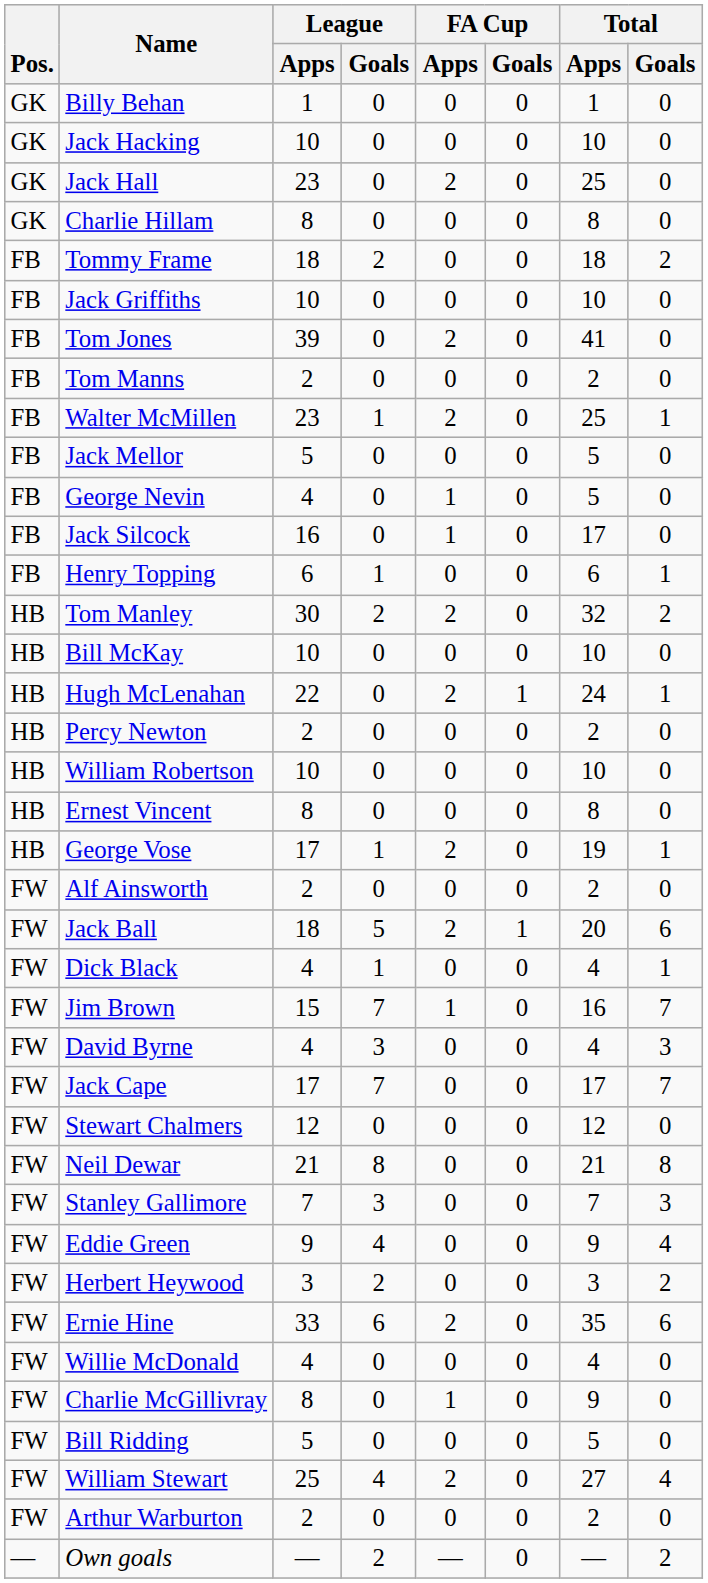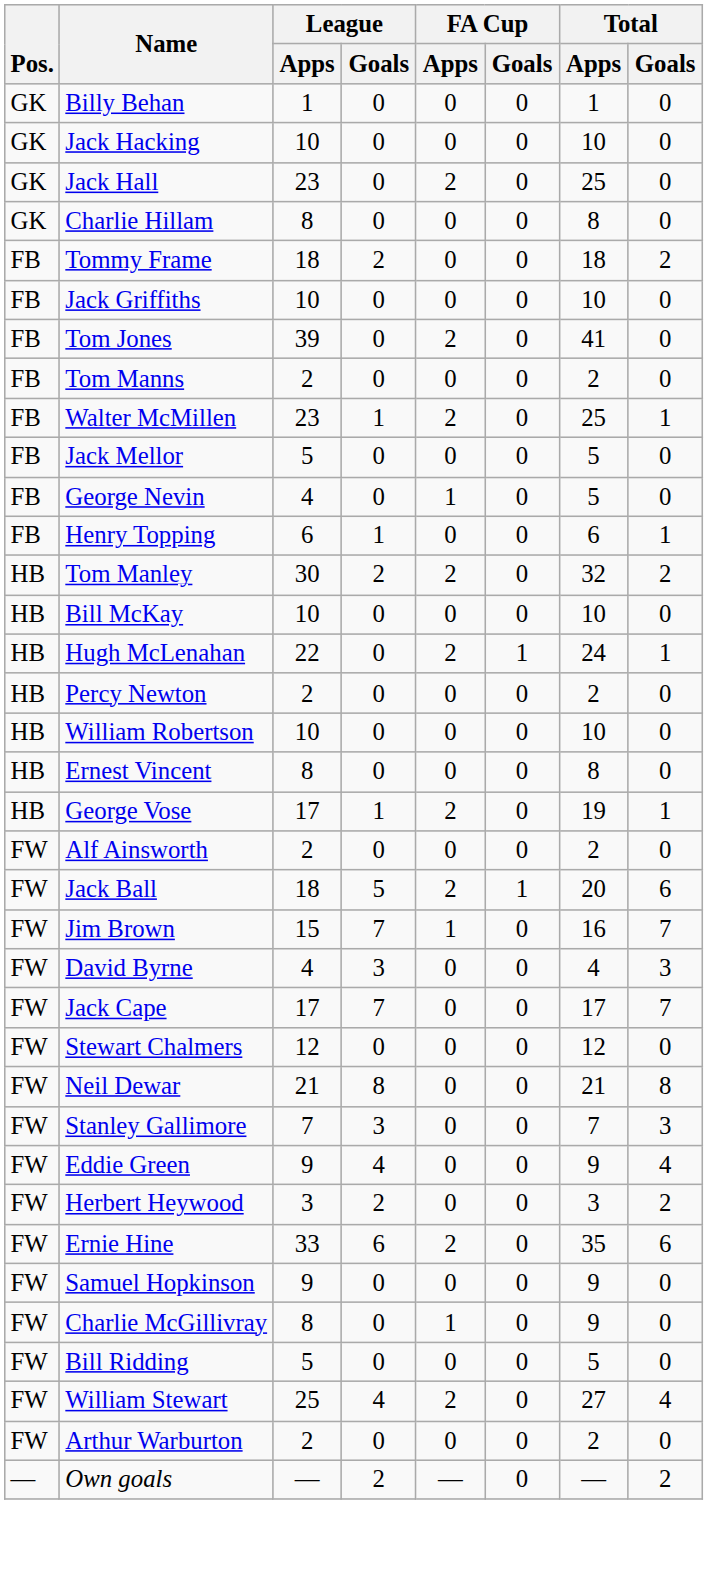- row: (128, 535)
- row: (121, 968)
+ row: (160, 1282)
- row: (152, 1361)
